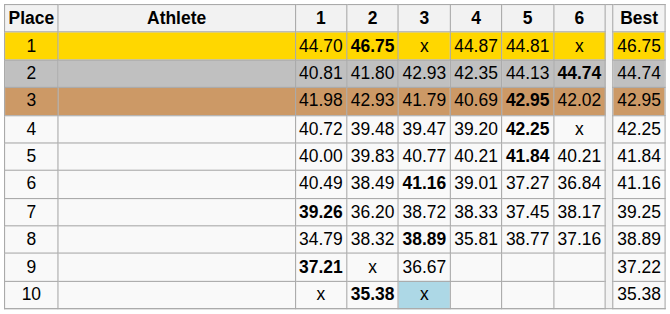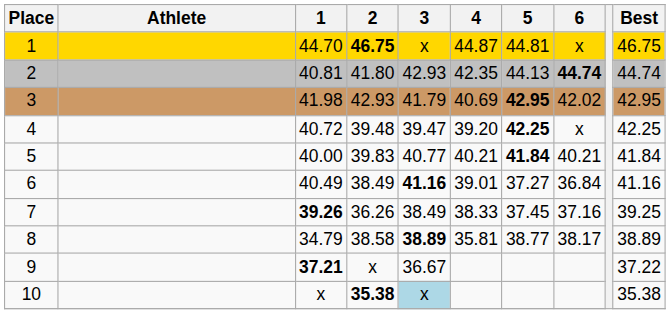(373, 211) 36.20 -> (373, 211) 36.26
(424, 211) 38.72 -> (424, 211) 38.49
(579, 211) 38.17 -> (579, 211) 37.16
(373, 239) 38.32 -> (373, 239) 38.58
(579, 239) 37.16 -> (579, 239) 38.17
